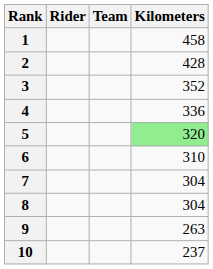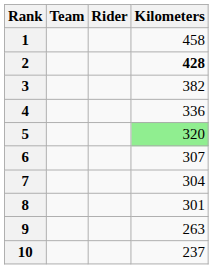columns swapped: (68, 16) <-> (110, 16)
(194, 63) normal -> (194, 63) bold
(194, 87) 352 -> (194, 87) 382
(194, 157) 310 -> (194, 157) 307
(194, 205) 304 -> (194, 205) 301
